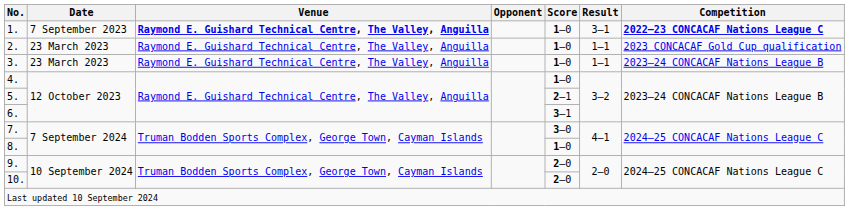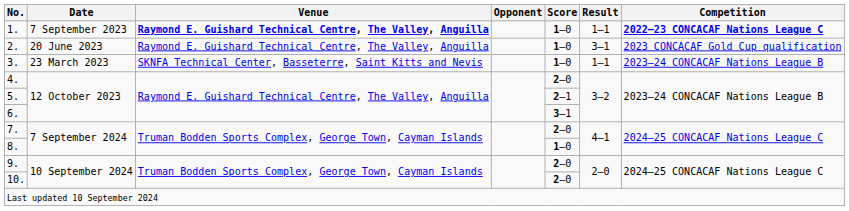(600, 30) 3–1 -> (600, 30) 1–1
(69, 46) 23 March 2023 -> (66, 46) 20 June 2023
(600, 46) 1–1 -> (600, 46) 3–1
(313, 63) Raymond E. Guishard Technical Centre, The Valley, Anguilla -> (310, 63) SKNFA Technical Center, Basseterre, Saint Kitts and Nevis
(562, 80) 1–0 -> (562, 80) 2–0
(562, 130) 3–0 -> (562, 130) 2–0
